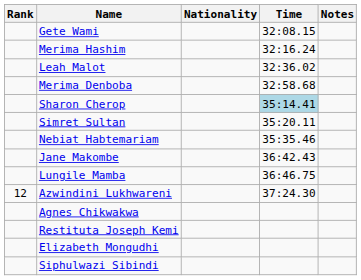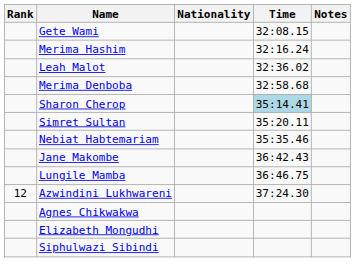- row: (109, 230)
